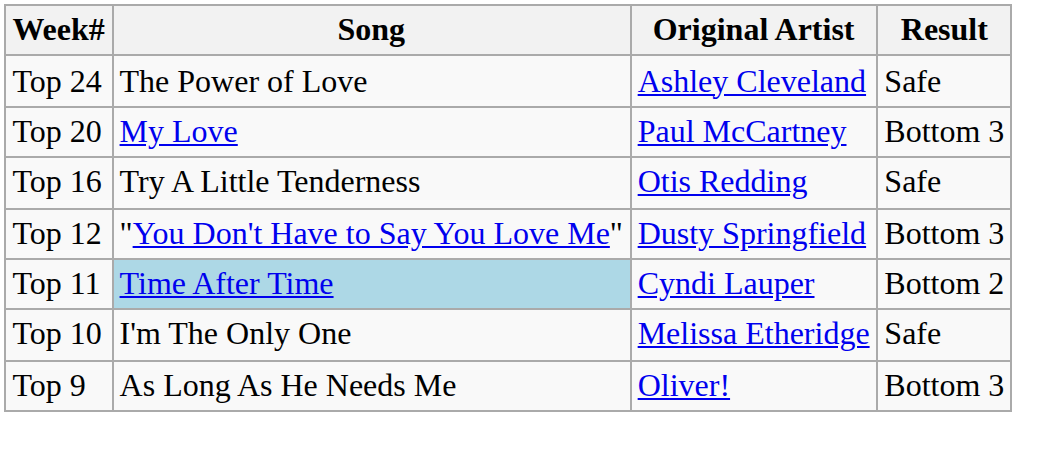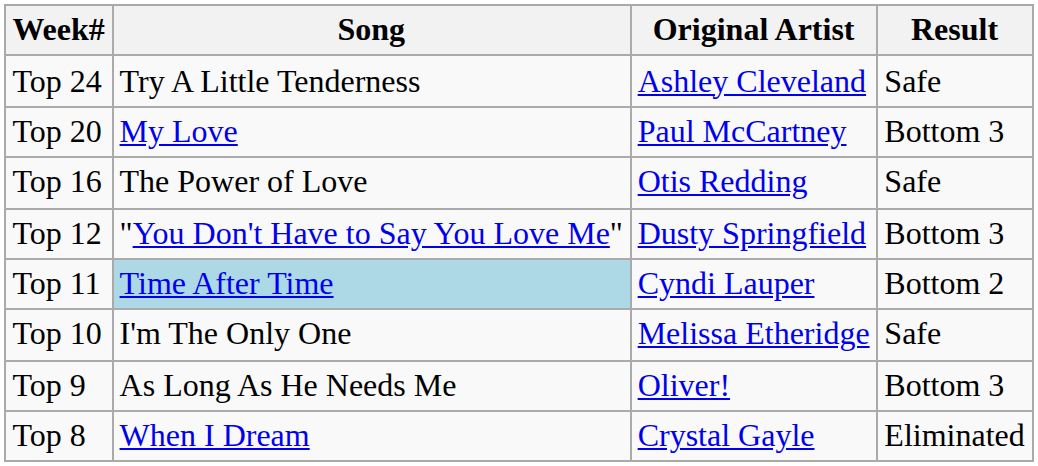(244, 80) The Power of Love -> (270, 80) Try A Little Tenderness
(270, 182) Try A Little Tenderness -> (244, 182) The Power of Love
+ row: (49, 435)
